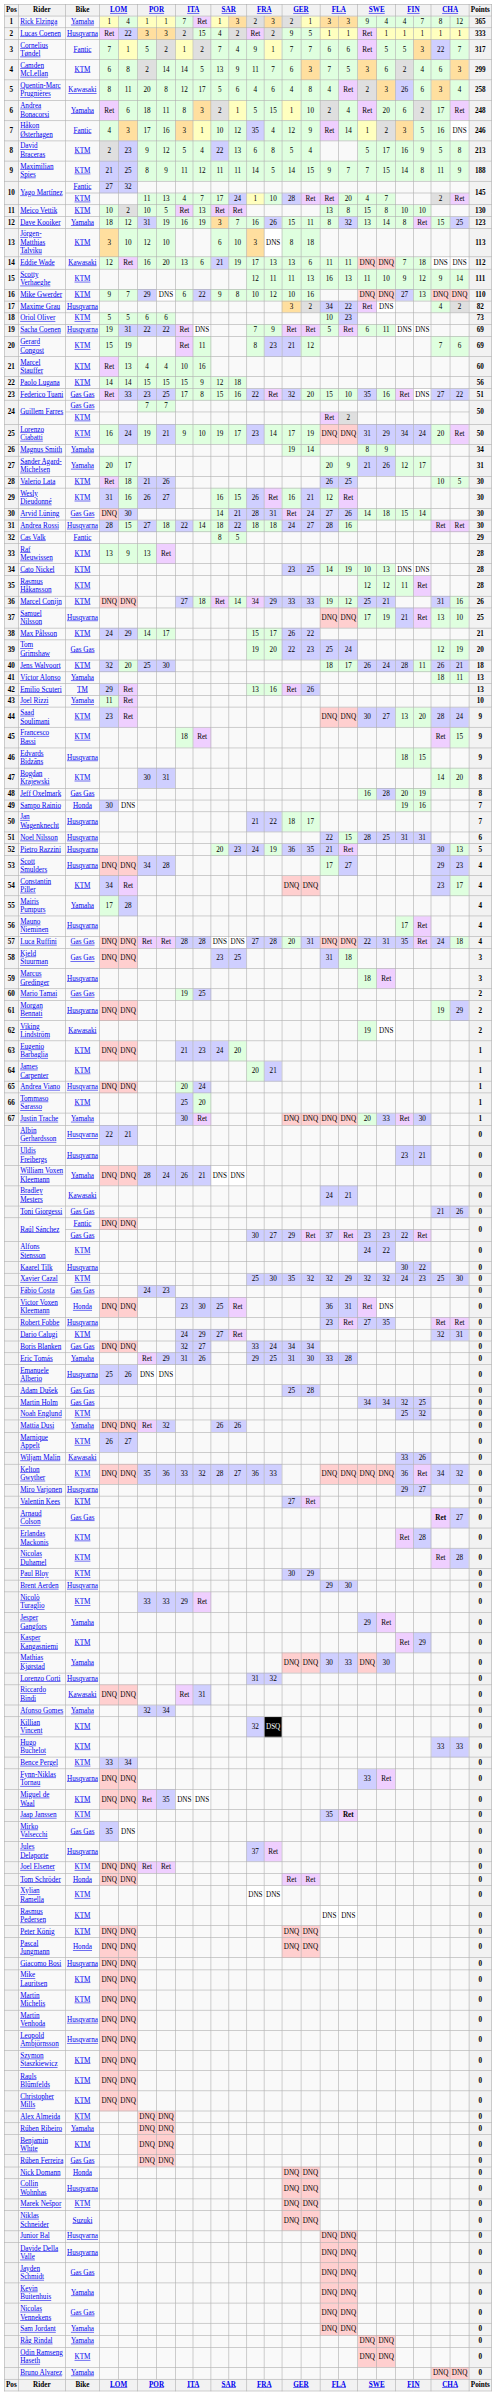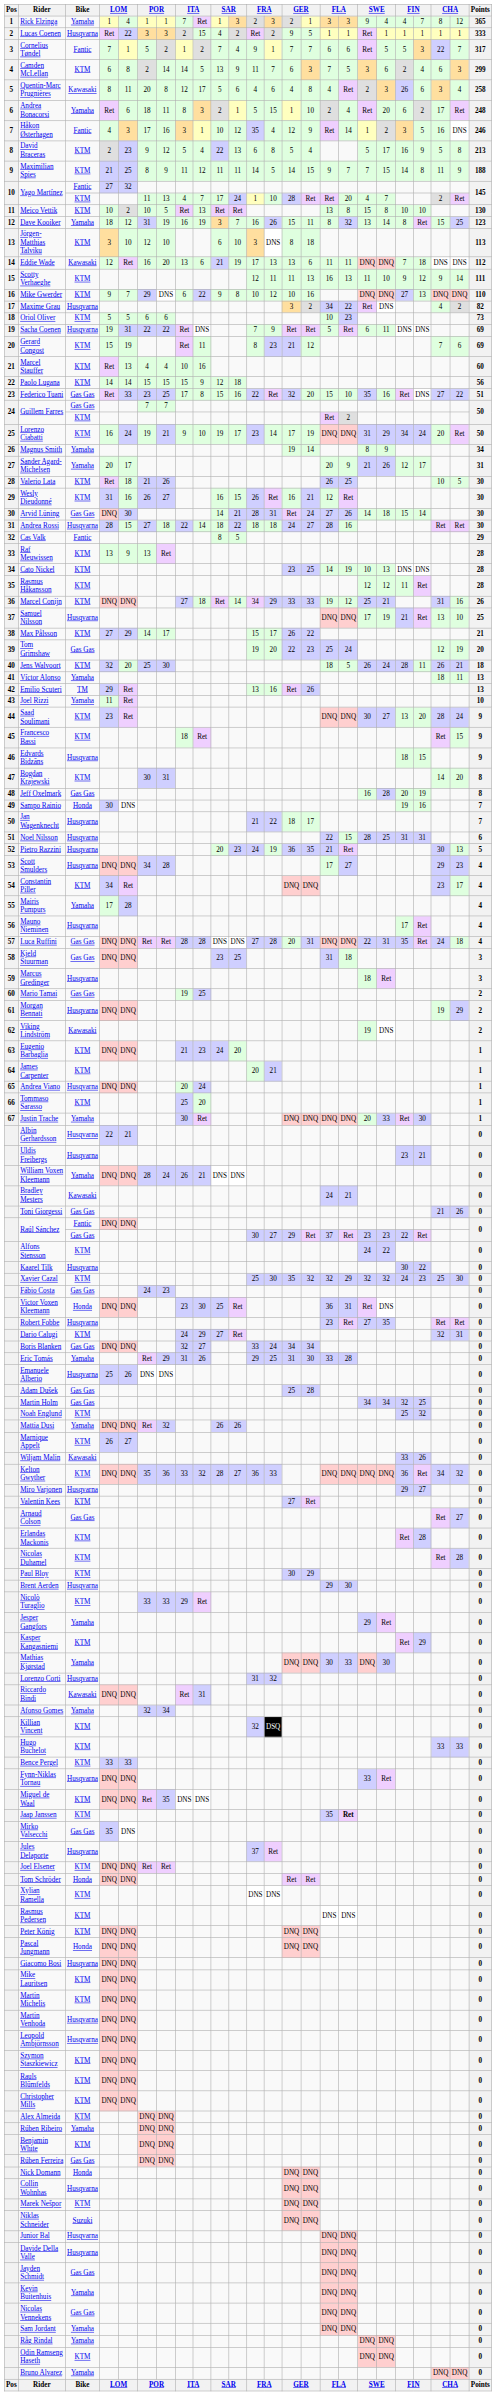(109, 633) 24 -> (109, 633) 27
(348, 665) 17 -> (348, 665) 5
(441, 1518) bold -> (441, 1518) normal
(128, 1763) 34 -> (128, 1763) 33
